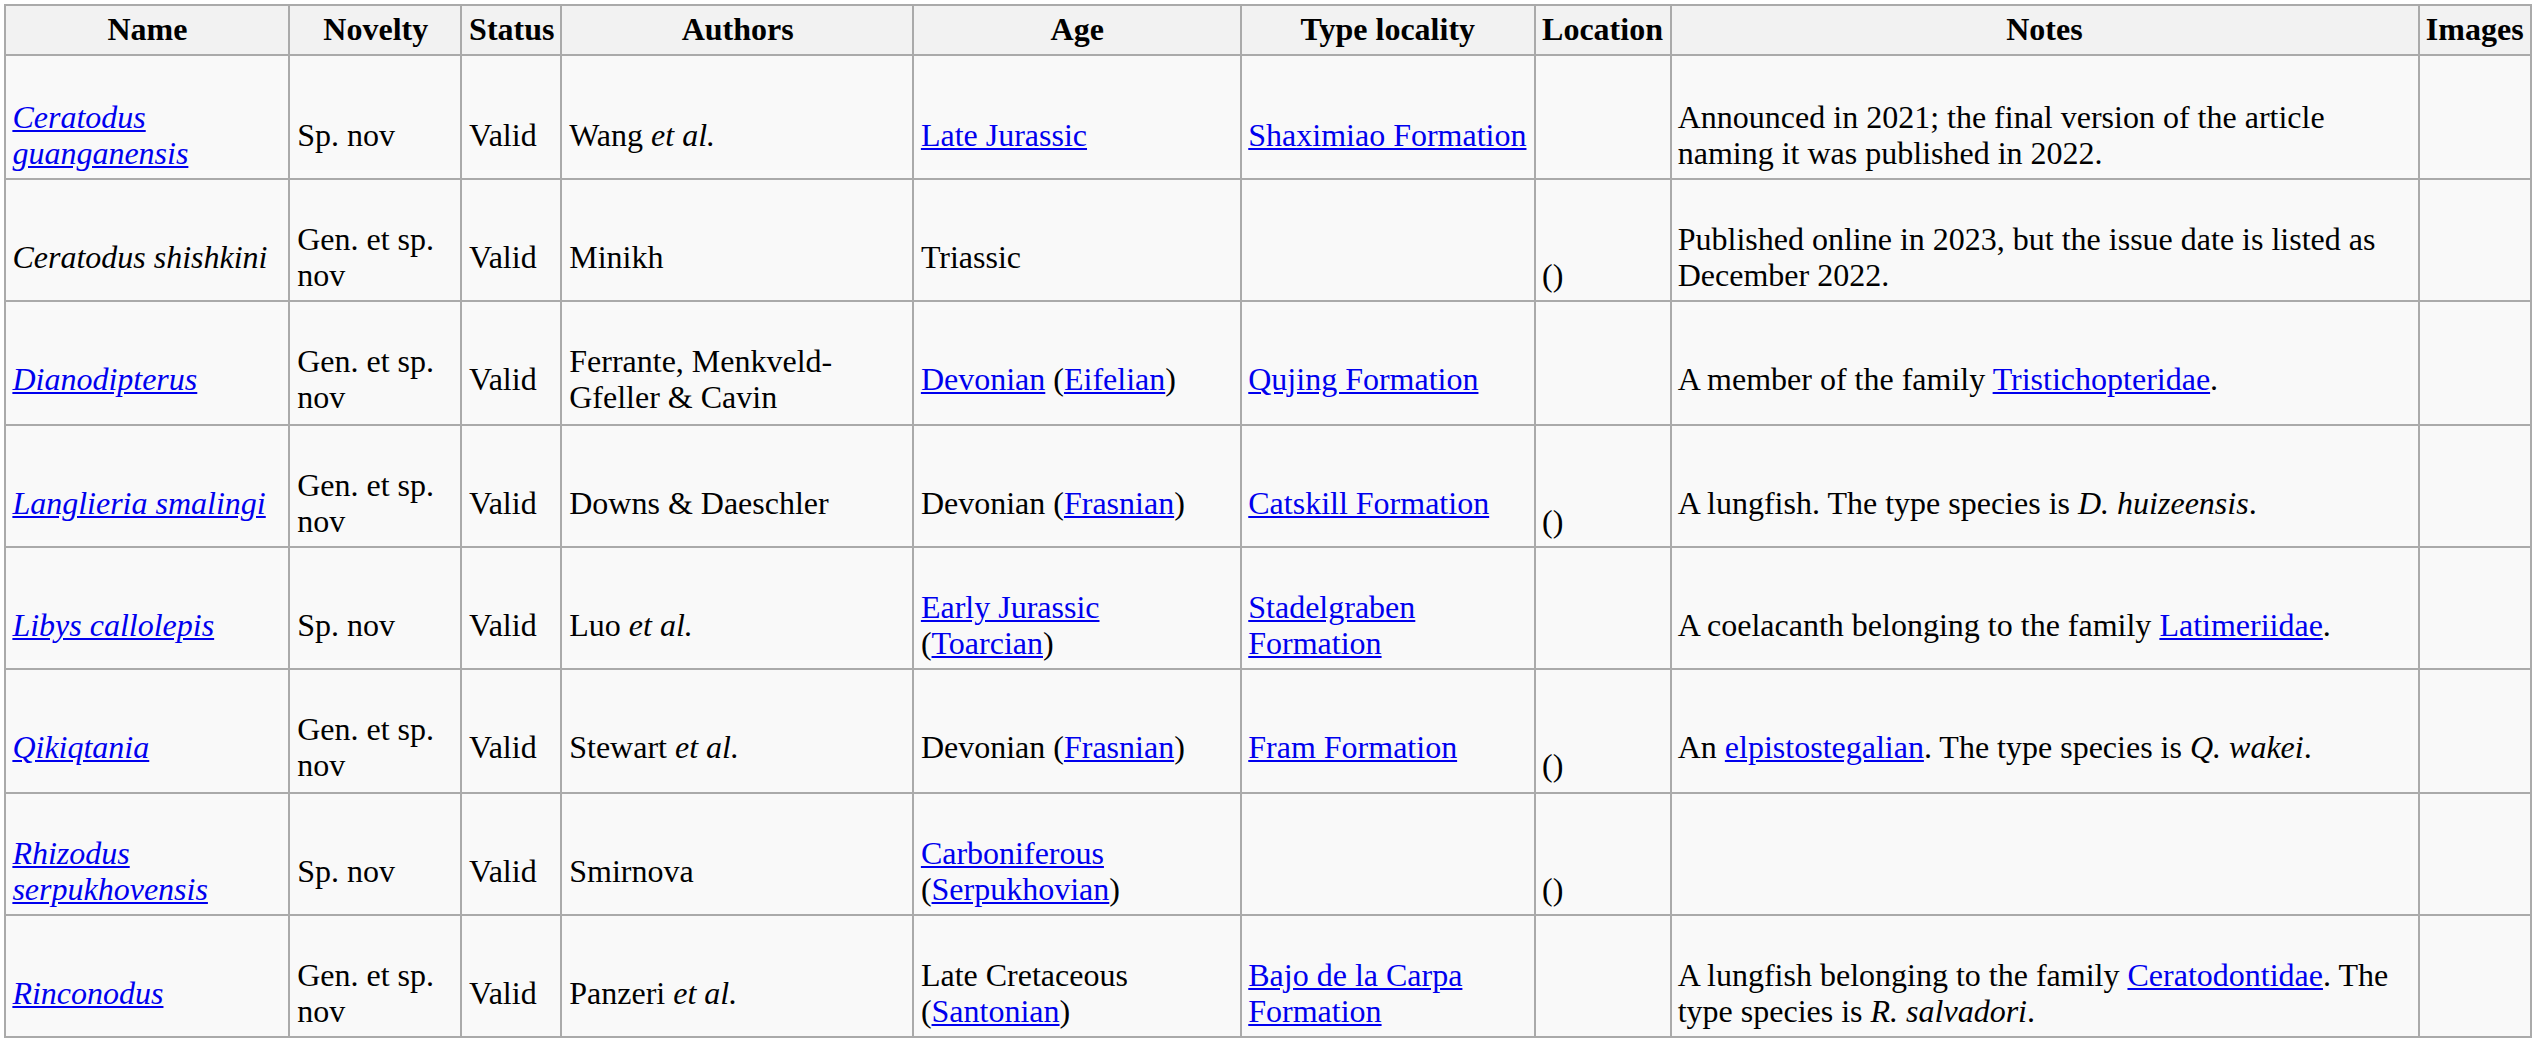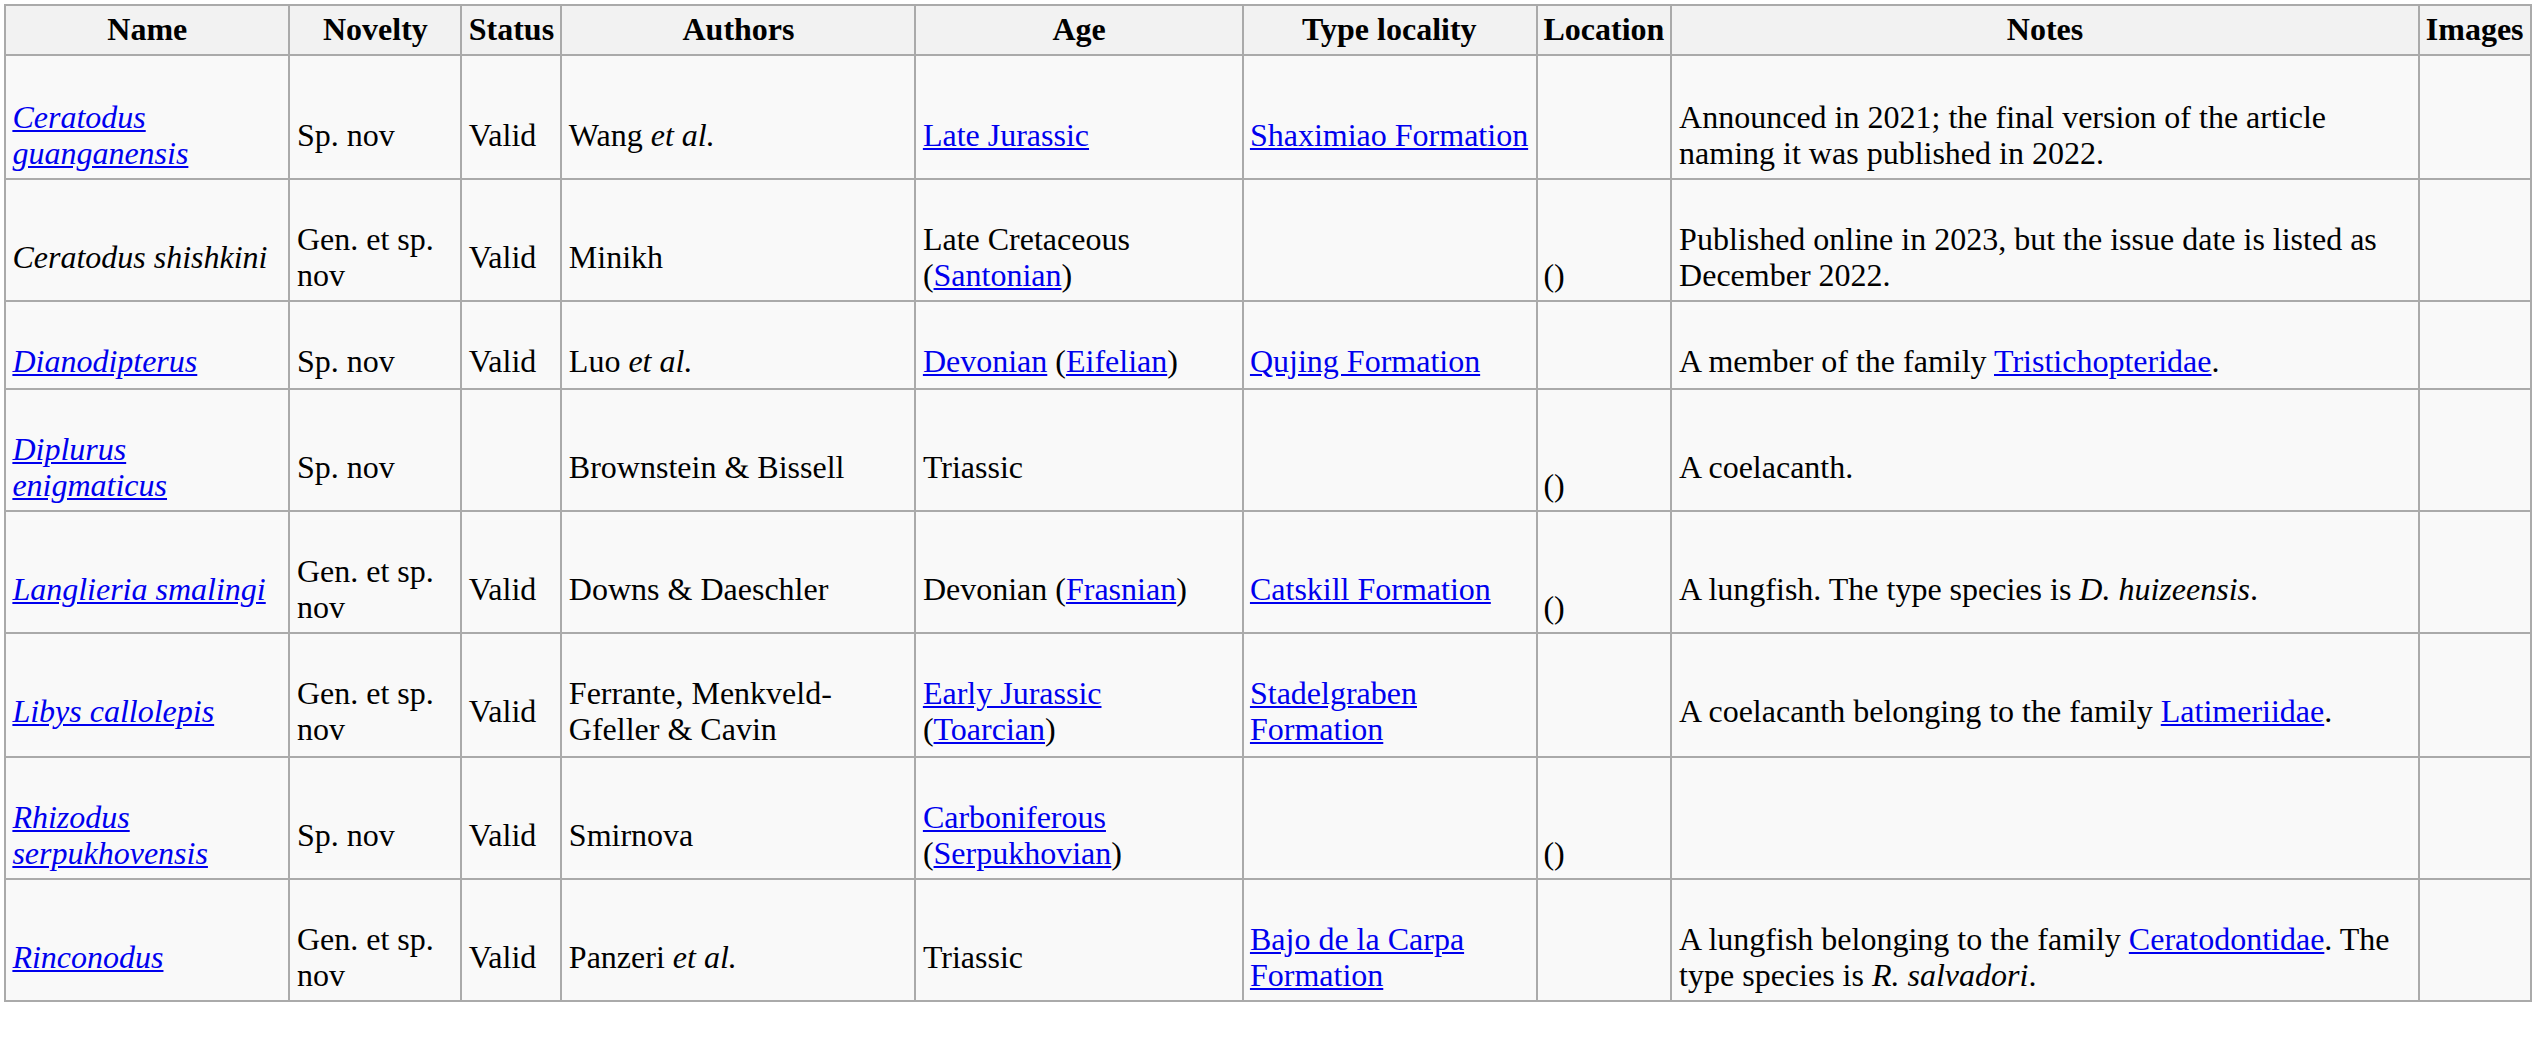(971, 257) Triassic -> (1026, 257) Late Cretaceous (Santonian)
(366, 380) Gen. et sp. nov -> (346, 362) Sp. nov
(701, 380) Ferrante, Menkveld-Gfeller & Cavin -> (631, 362) Luo et al.
+ row: (90, 466)
(346, 625) Sp. nov -> (365, 712) Gen. et sp. nov
(631, 625) Luo et al. -> (700, 712) Ferrante, Menkveld-Gfeller & Cavin
- row: (81, 748)
(1024, 993) Late Cretaceous (Santonian) -> (973, 957) Triassic
